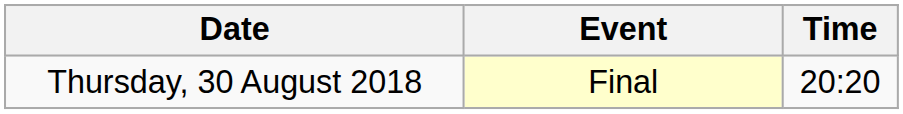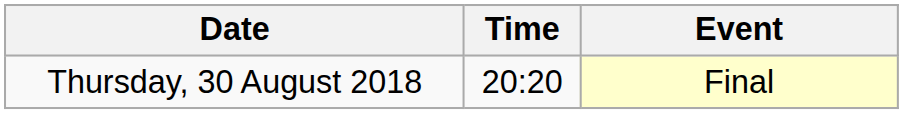columns swapped: (840, 30) <-> (623, 30)
